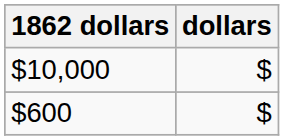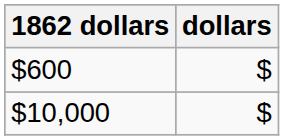rows swapped: (42, 112) <-> (61, 69)
